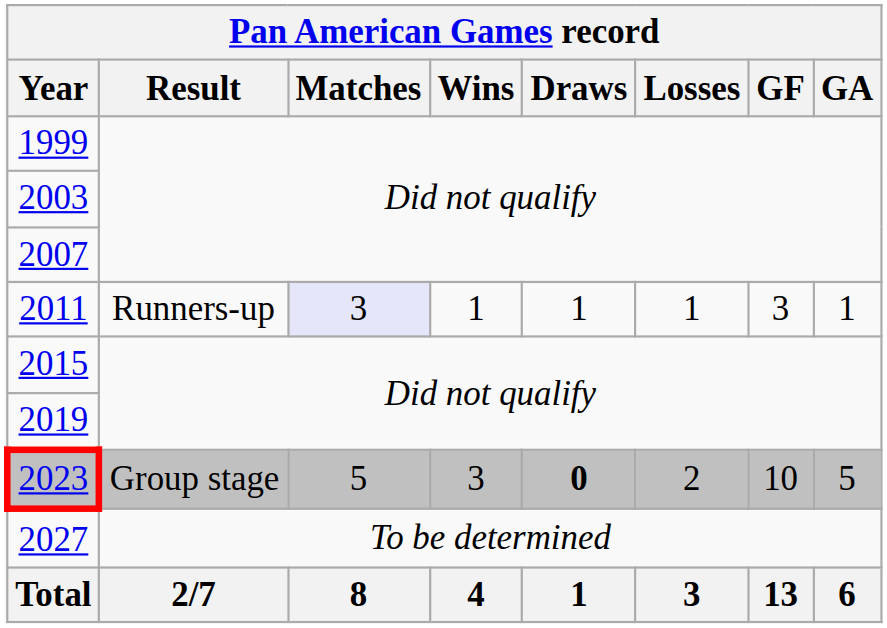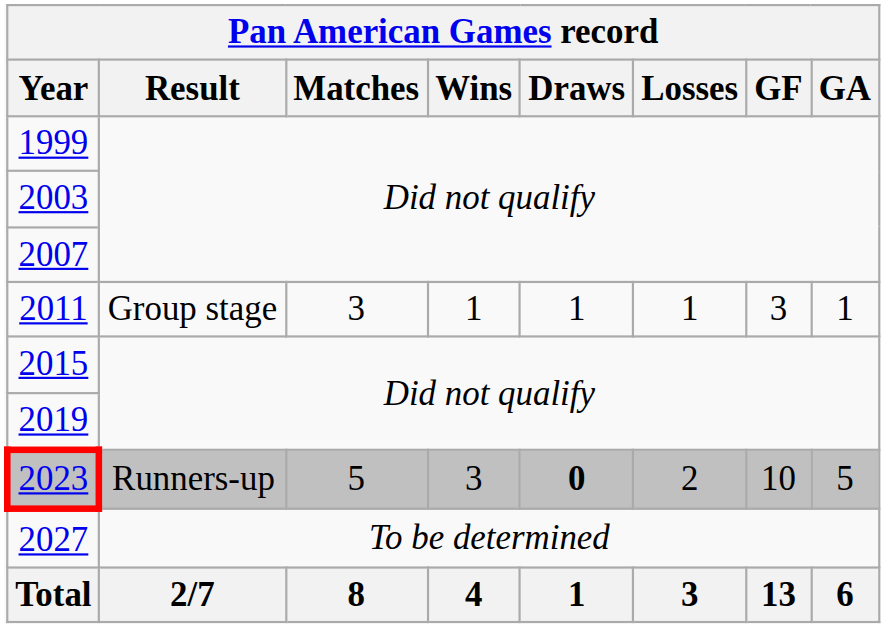(193, 308) Runners-up -> (192, 308) Group stage
(358, 308) lavender background -> (356, 308) no background
(195, 479) Group stage -> (193, 479) Runners-up
